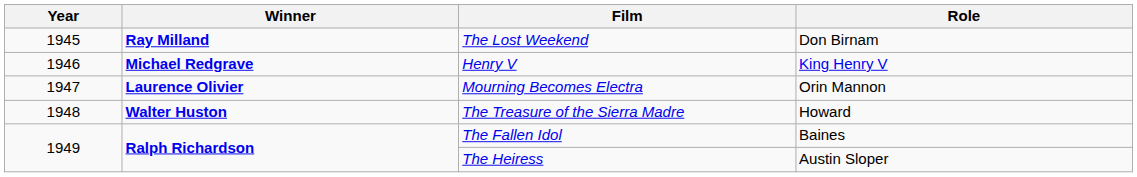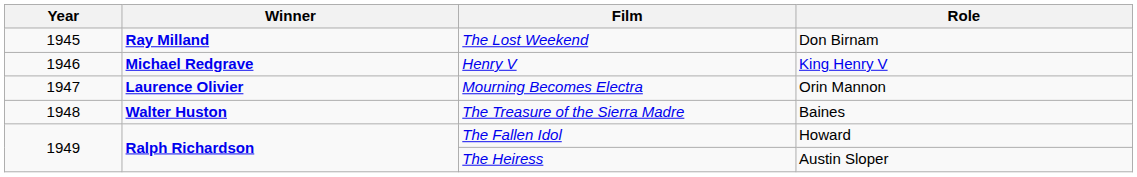(825, 111) Howard -> (822, 111) Baines
(822, 135) Baines -> (825, 135) Howard
